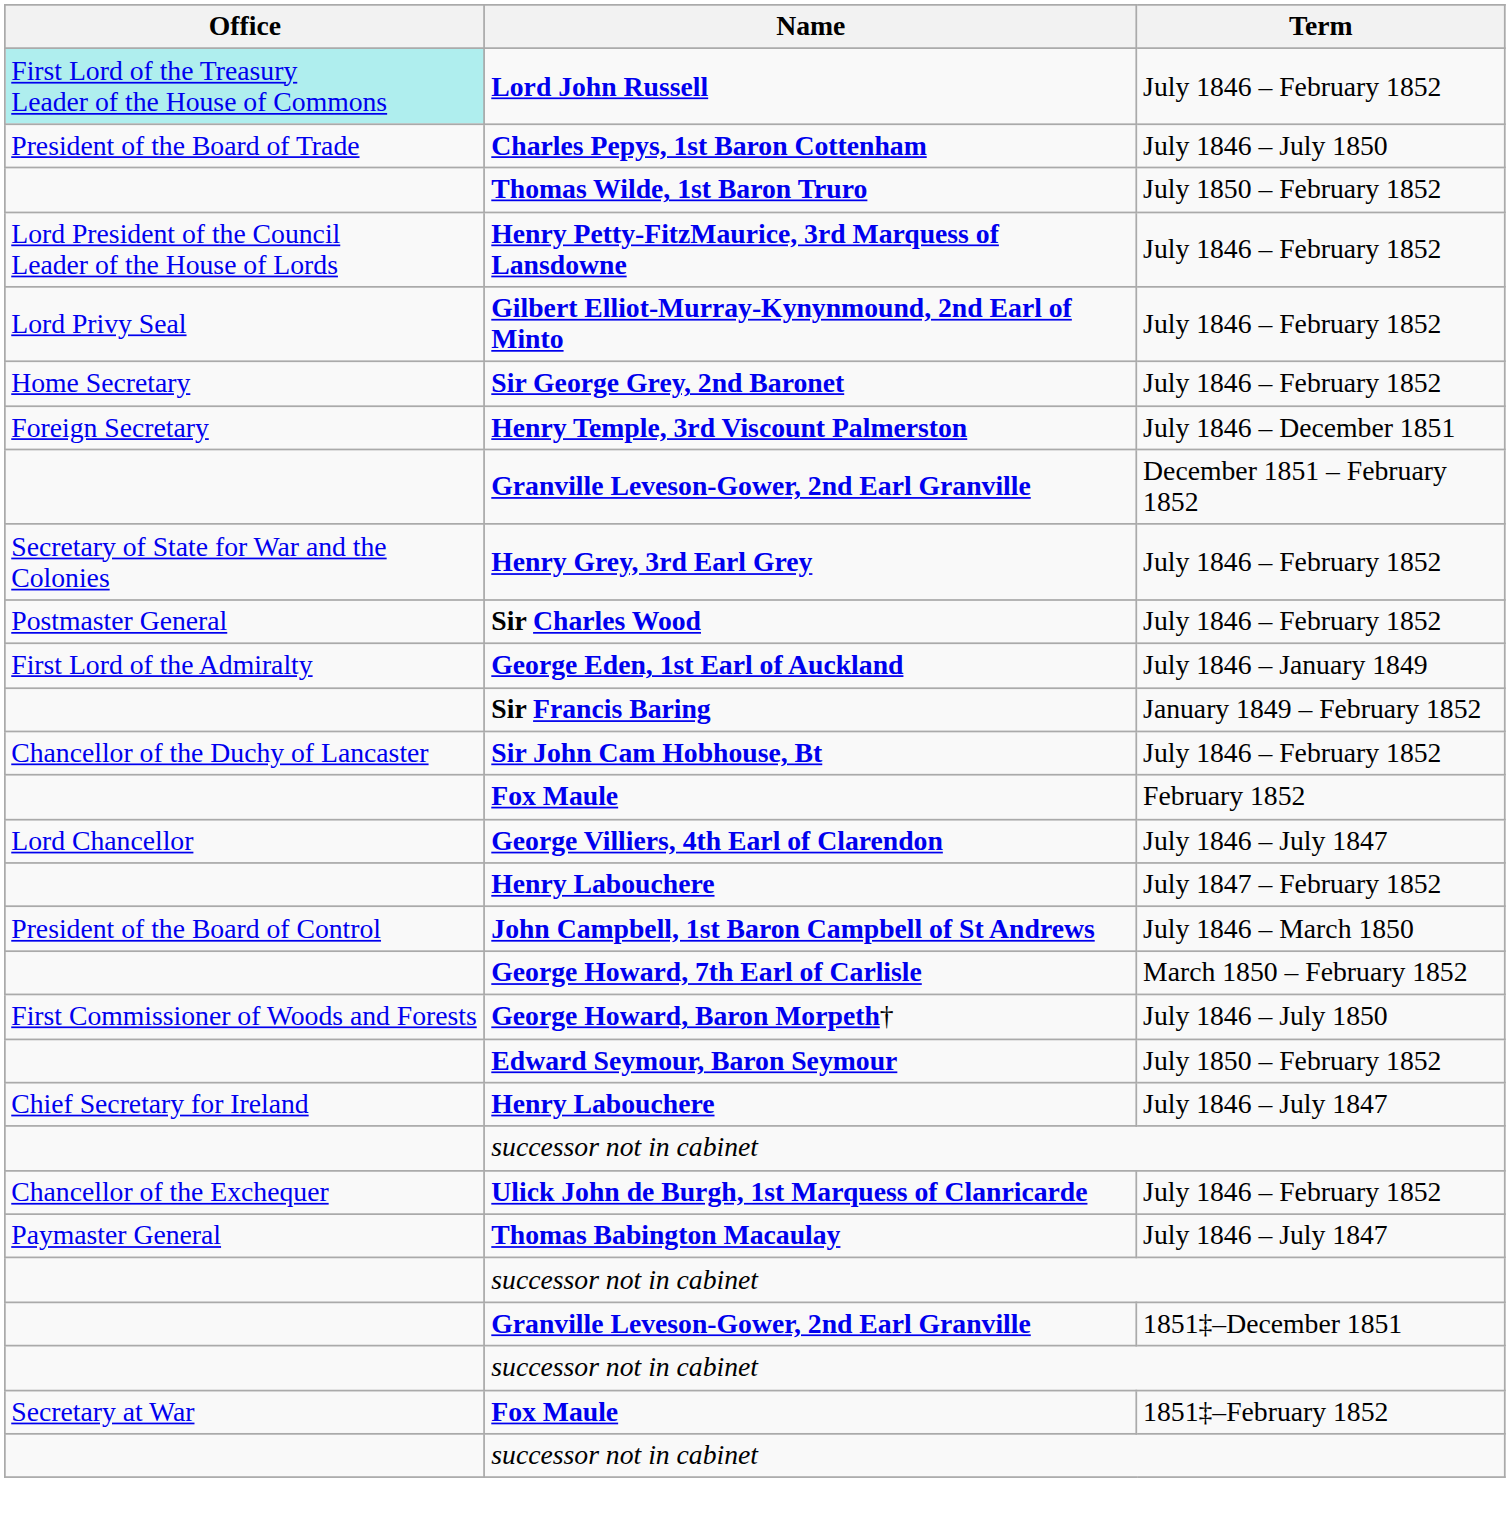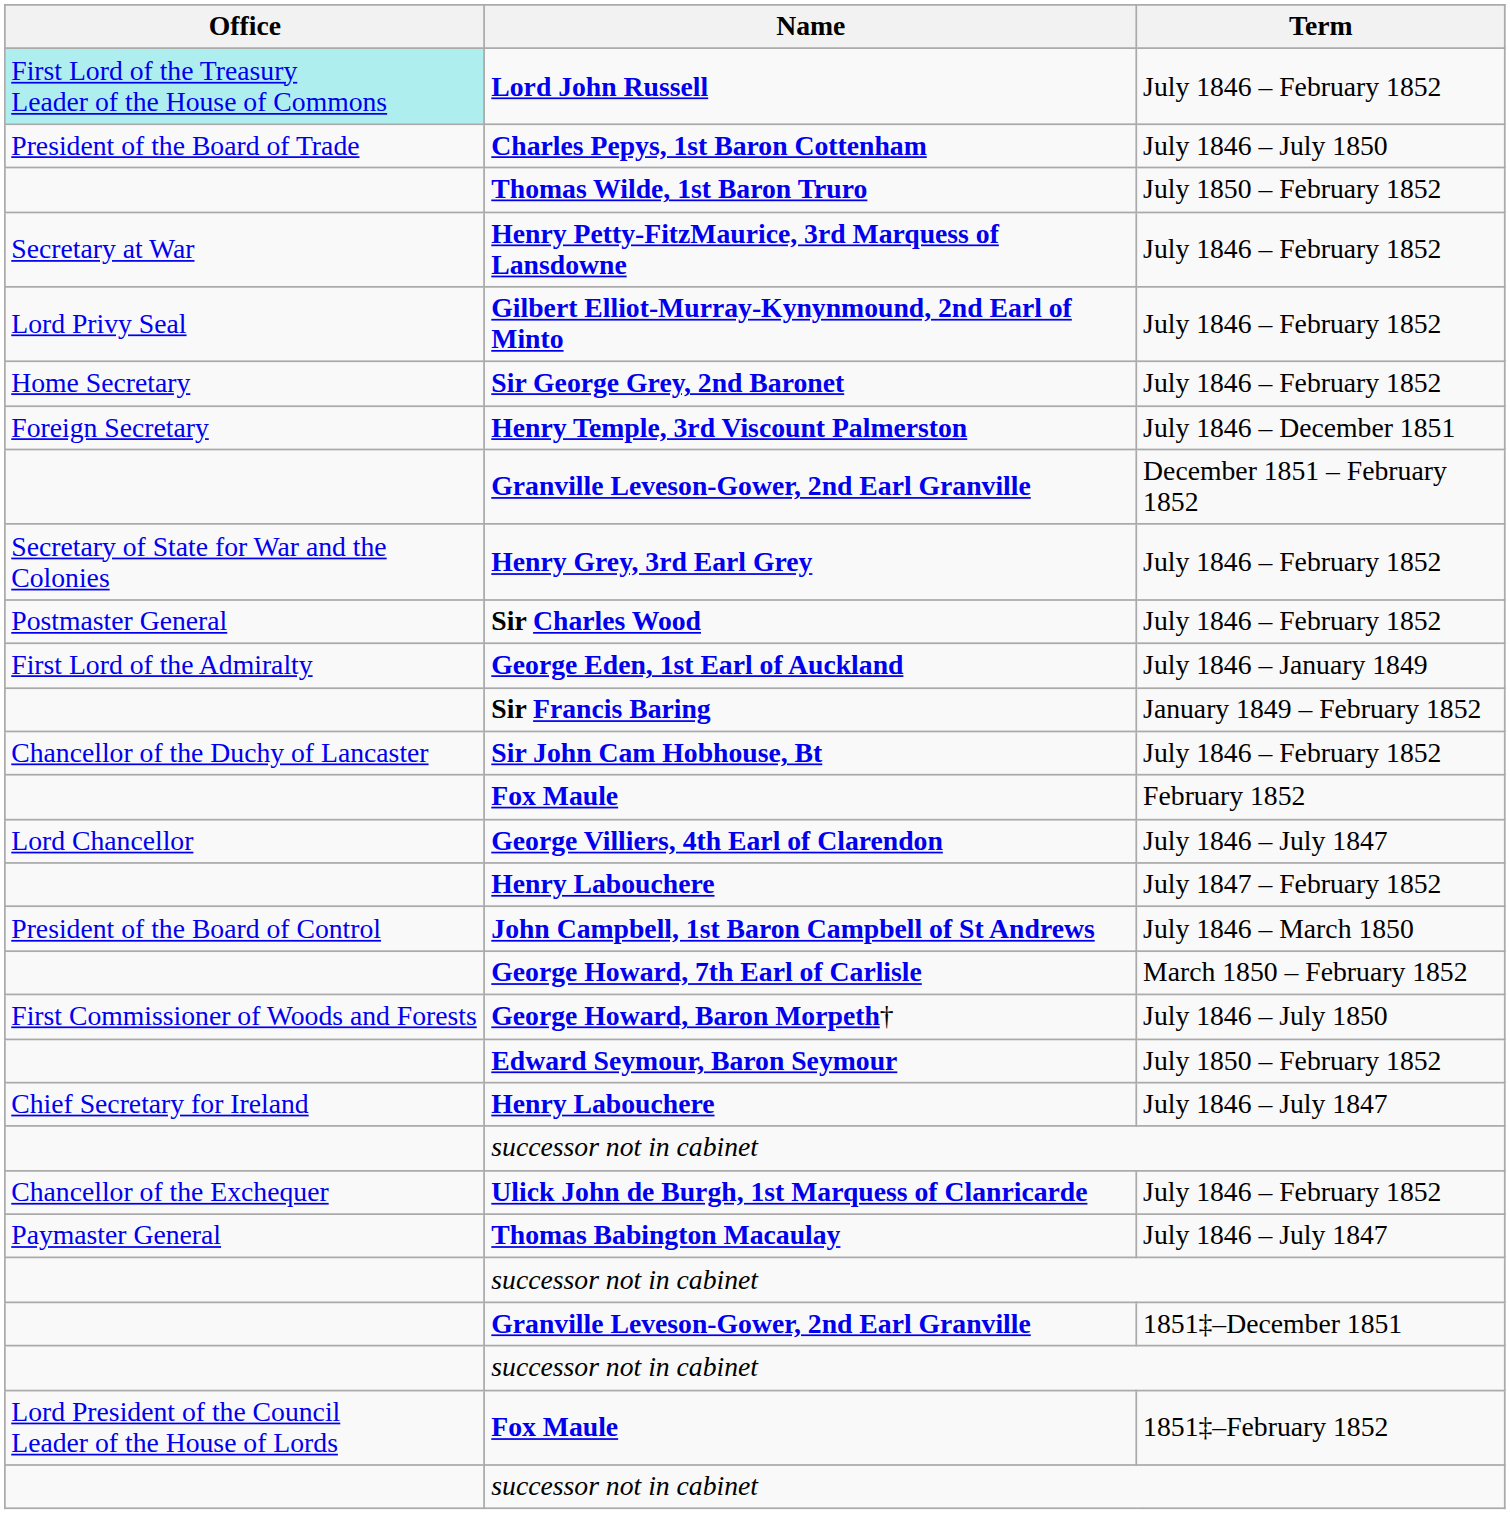(176, 248) Lord President of the Council Leader of the House of Lords -> (103, 248) Secretary at War
(103, 1411) Secretary at War -> (176, 1426) Lord President of the Council Leader of the House of Lords
